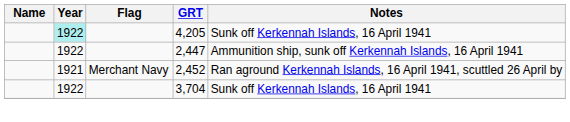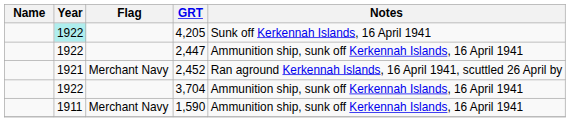(321, 88) Sunk off Kerkennah Islands, 16 April 1941 -> (367, 88) Ammunition ship, sunk off Kerkennah Islands, 16 April 1941
+ row: (190, 107)
